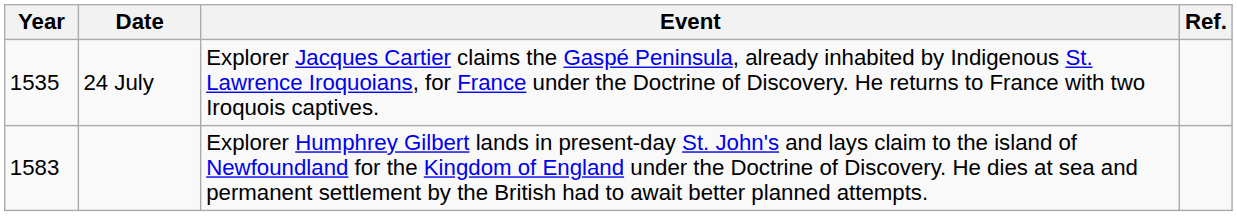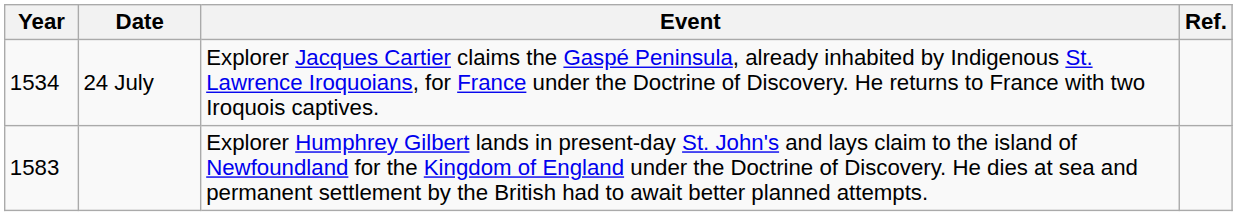(35, 82) 1535 -> (35, 82) 1534
